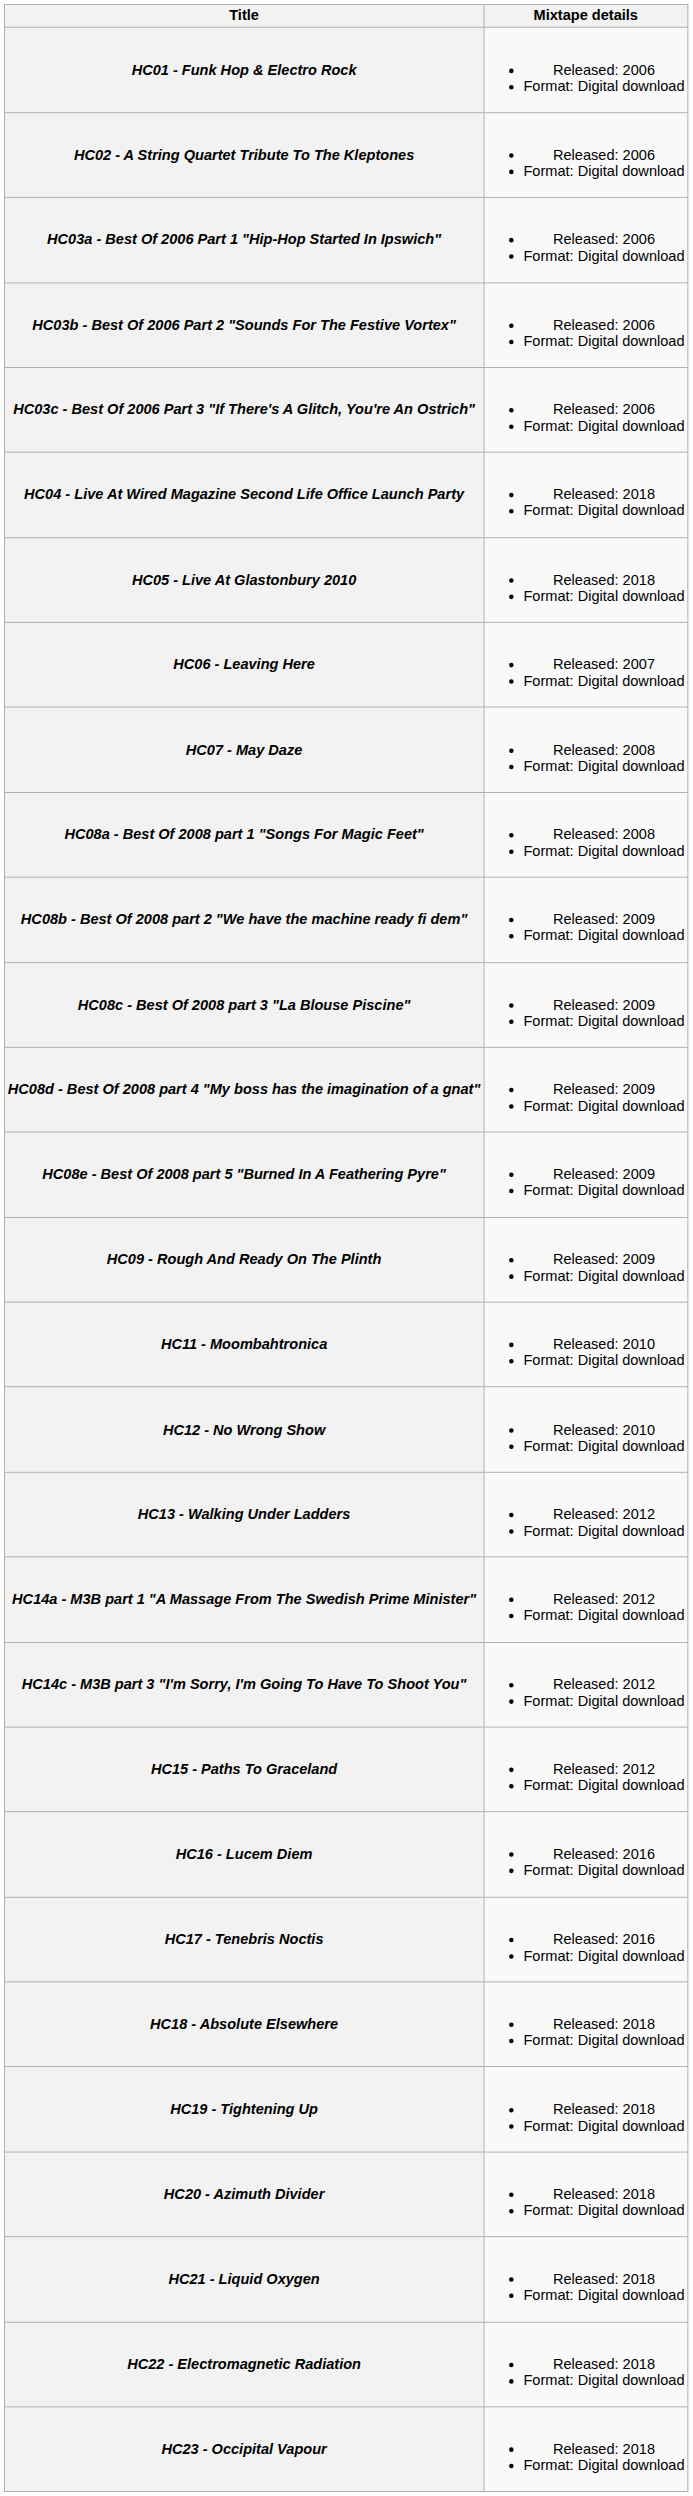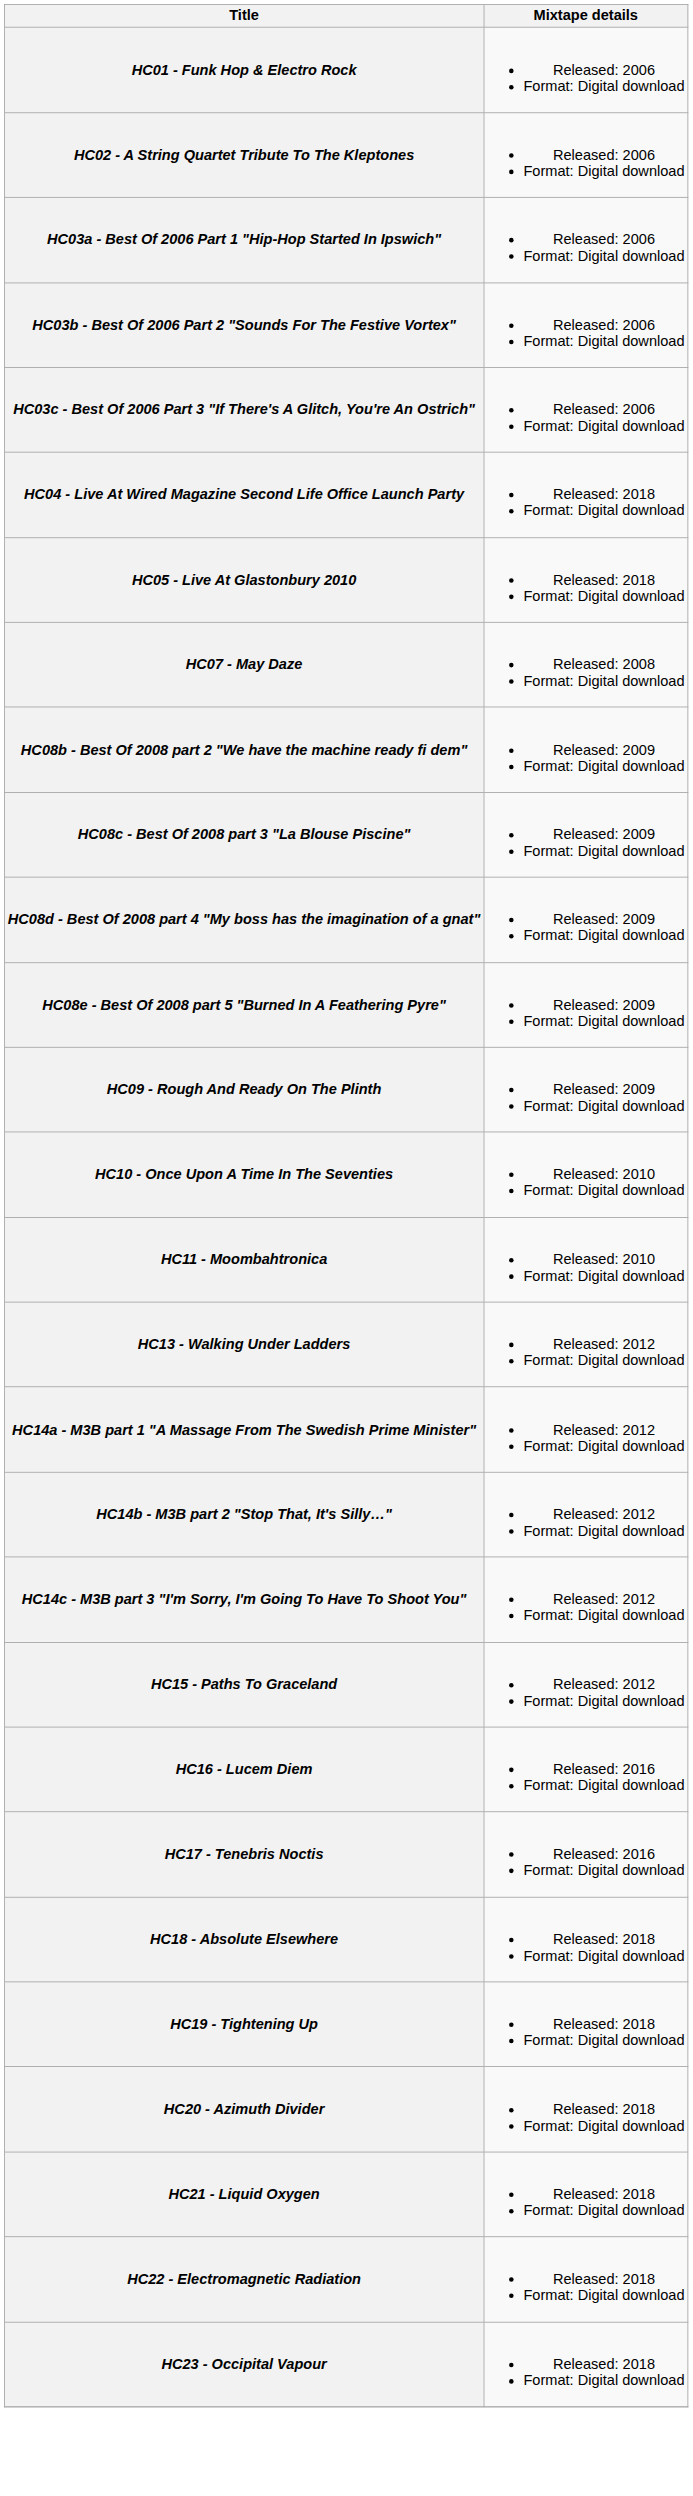- row: (244, 664)
- row: (244, 834)
+ row: (244, 1174)
- row: (244, 1429)
+ row: (244, 1514)
